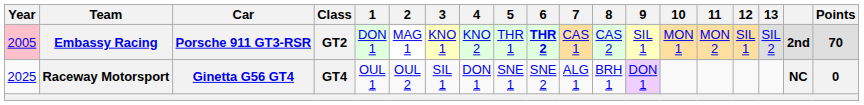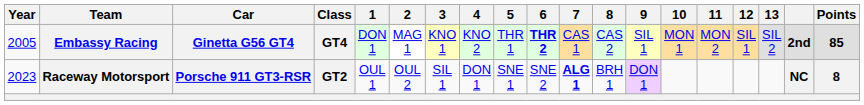(22, 42) pink background -> (22, 42) no background
(243, 42) Porsche 911 GT3-RSR -> (243, 42) Ginetta G56 GT4
(335, 42) GT2 -> (335, 42) GT4
(836, 42) 70 -> (836, 42) 85
(22, 76) 2025 -> (22, 76) 2023
(243, 76) Ginetta G56 GT4 -> (243, 76) Porsche 911 GT3-RSR
(335, 76) GT4 -> (335, 76) GT2
(576, 76) normal -> (576, 76) bold
(836, 76) 0 -> (836, 76) 8
